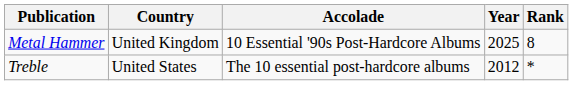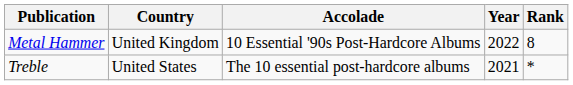(504, 42) 2025 -> (504, 42) 2022
(504, 67) 2012 -> (504, 67) 2021
